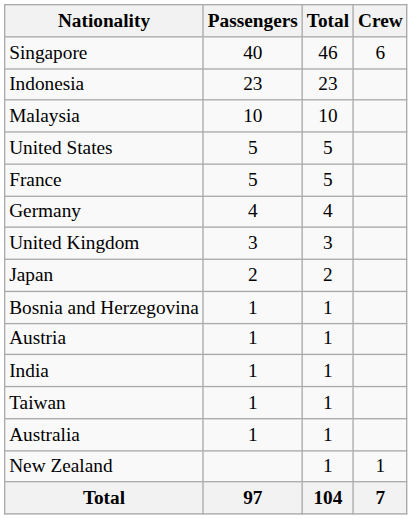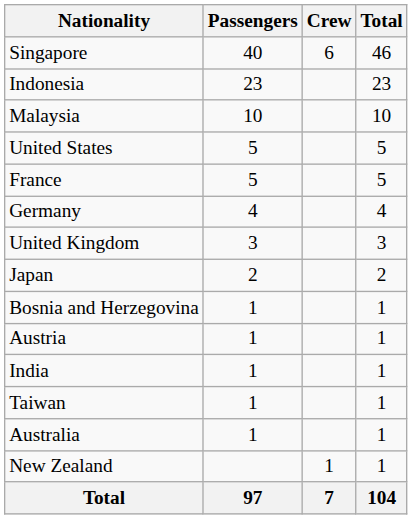columns swapped: (380, 20) <-> (328, 20)
